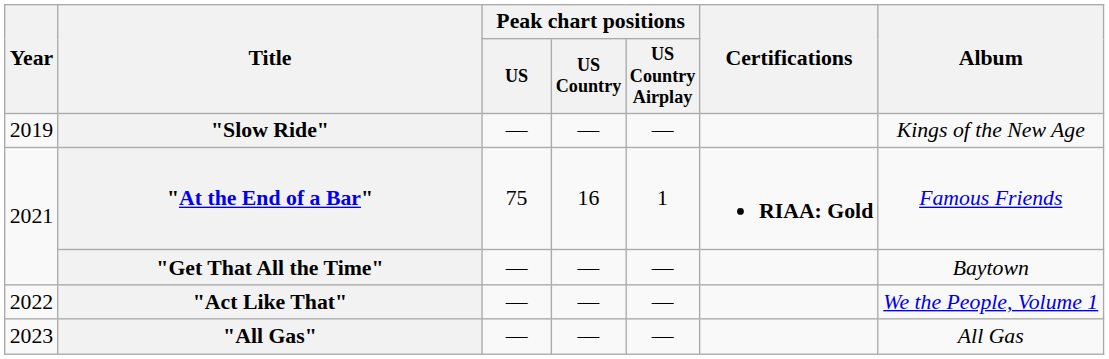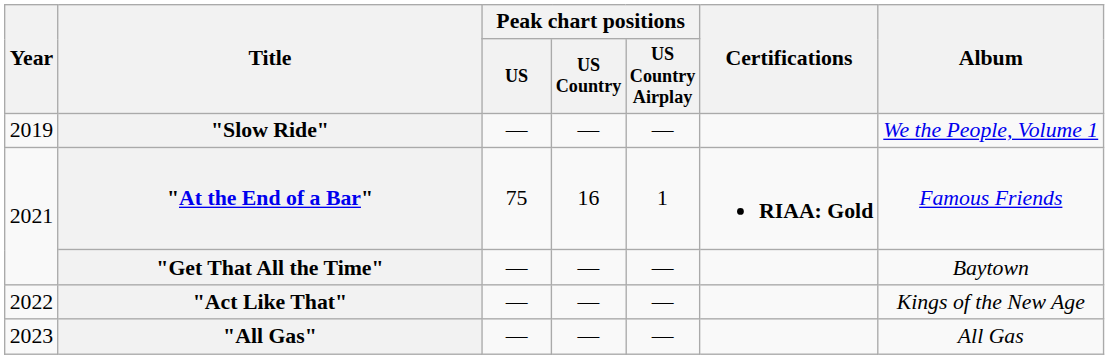(991, 130) Kings of the New Age -> (991, 130) We the People, Volume 1
(991, 301) We the People, Volume 1 -> (991, 301) Kings of the New Age
